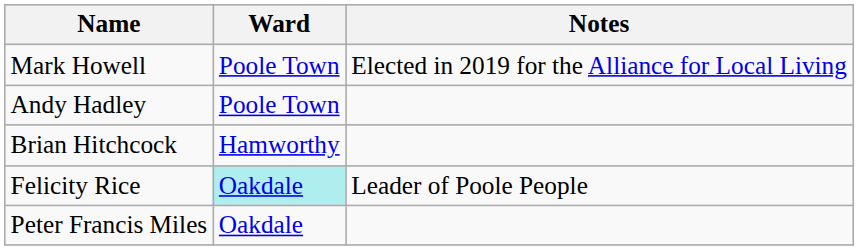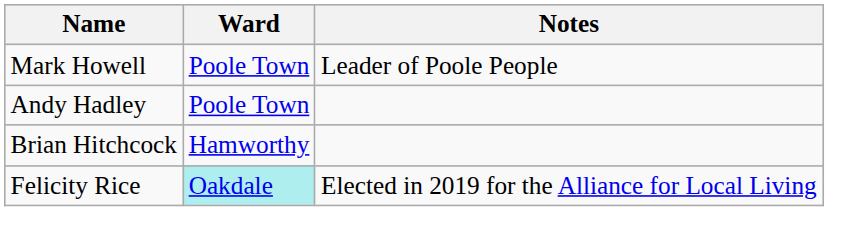(599, 64) Elected in 2019 for the Alliance for Local Living -> (439, 64) Leader of Poole People
(470, 184) Leader of Poole People -> (569, 184) Elected in 2019 for the Alliance for Local Living
- row: (109, 225)
